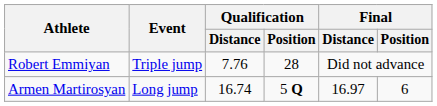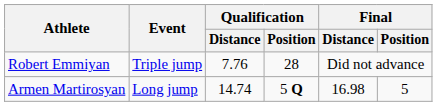(235, 89) 16.74 -> (235, 89) 14.74
(348, 89) 16.97 -> (348, 89) 16.98
(405, 89) 6 -> (405, 89) 5
